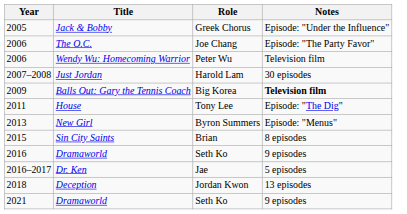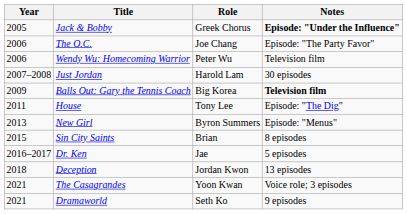(327, 28) normal -> (332, 28) bold
- row: (17, 153)
+ row: (17, 185)
